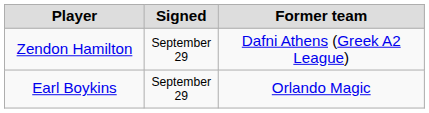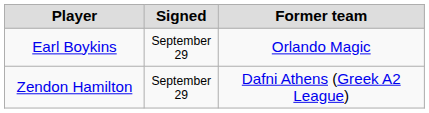rows swapped: (74, 49) <-> (74, 88)
